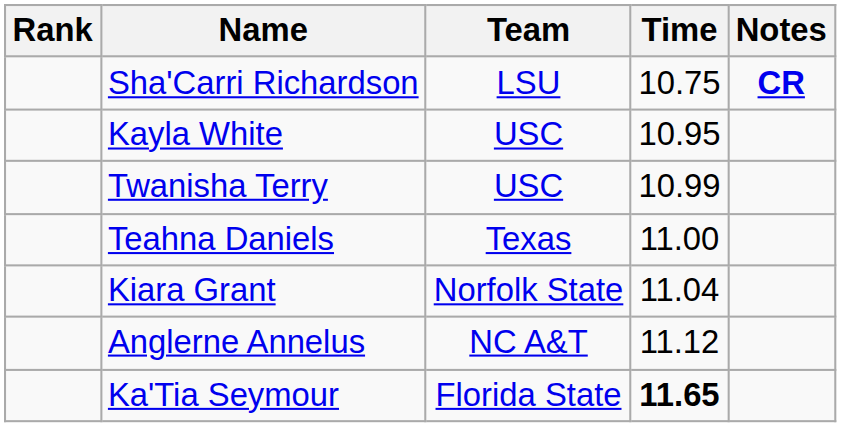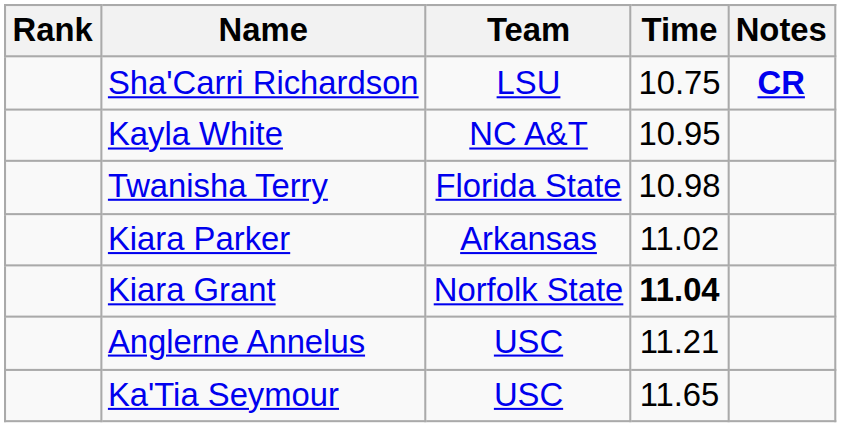(529, 134) USC -> (529, 134) NC A&T
(529, 186) USC -> (529, 186) Florida State
(679, 186) 10.99 -> (679, 186) 10.98
- row: (221, 238)
+ row: (199, 238)
(679, 290) normal -> (679, 290) bold
(529, 342) NC A&T -> (529, 342) USC
(679, 342) 11.12 -> (679, 342) 11.21
(529, 394) Florida State -> (529, 394) USC
(679, 394) bold -> (679, 394) normal
